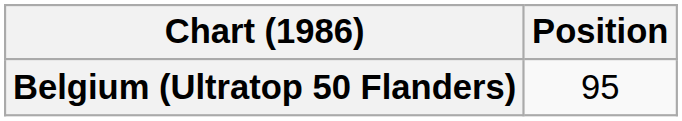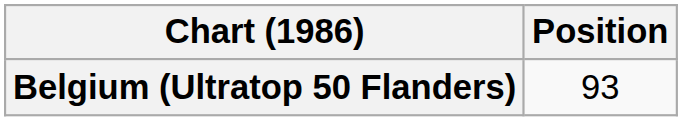(600, 86) 95 -> (600, 86) 93
